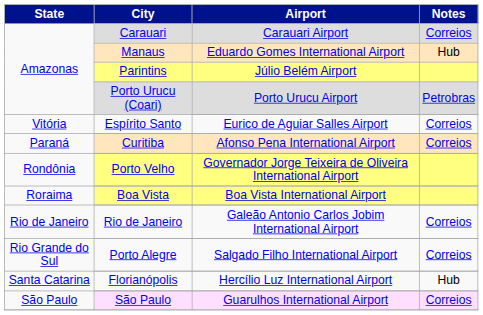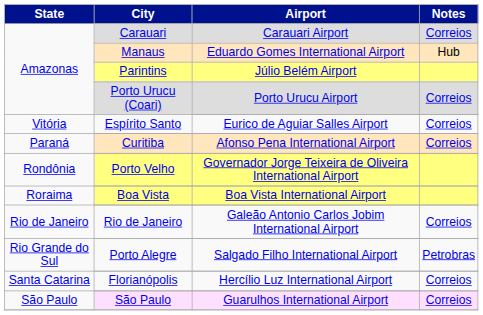(449, 98) Petrobras -> (449, 98) Correios
(449, 254) Correios -> (449, 254) Petrobras
(449, 280) Hub -> (449, 280) Correios
